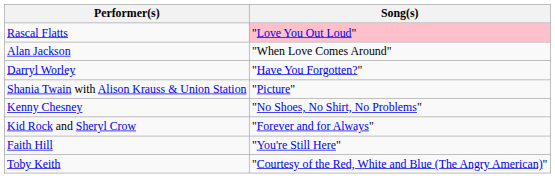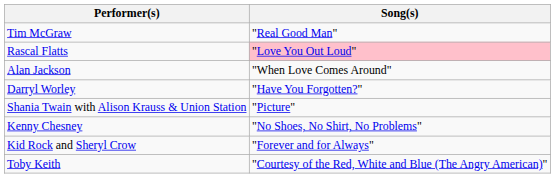+ row: (39, 32)
- row: (30, 145)
